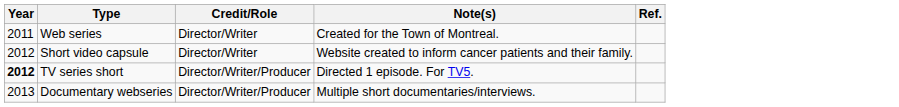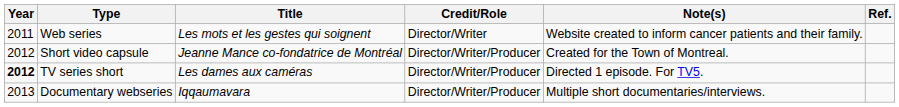+ column: (290, 14)
(408, 33) Created for the Town of Montreal. -> (704, 33) Website created to inform cancer patients and their family.
(218, 53) Director/Writer -> (474, 53) Director/Writer/Producer
(475, 53) Website created to inform cancer patients and their family. -> (637, 53) Created for the Town of Montreal.
